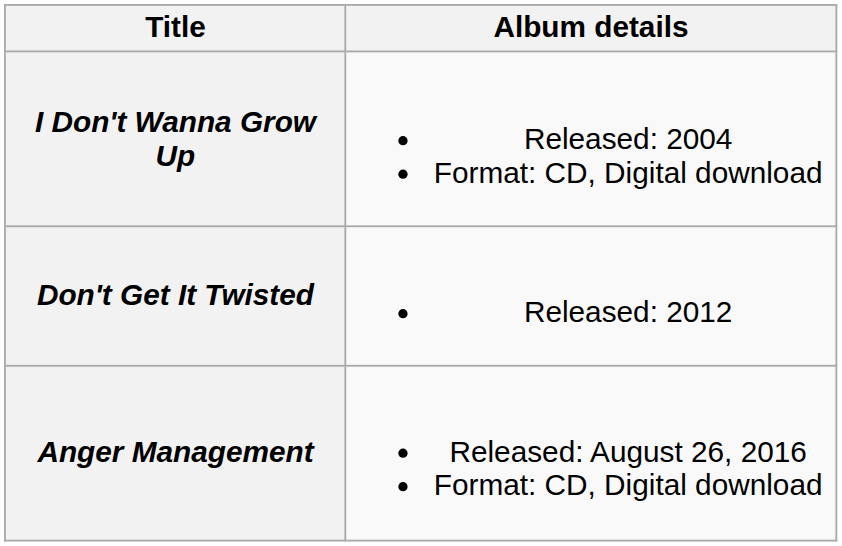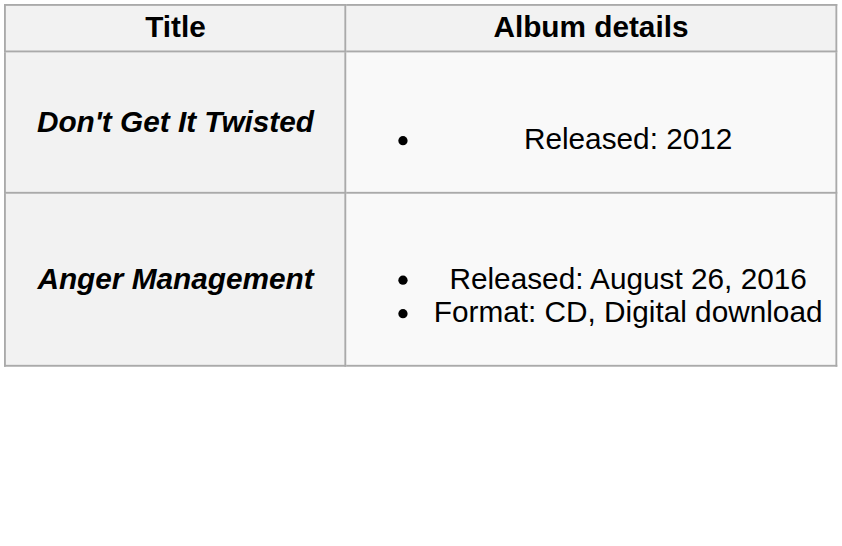- row: (175, 138)
